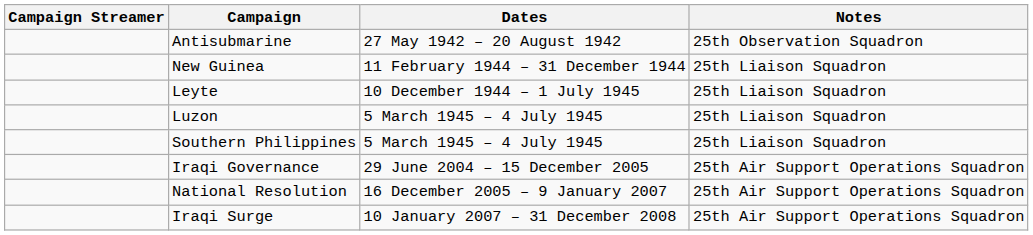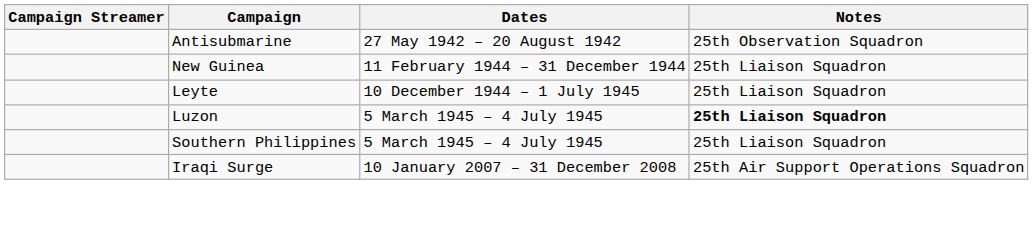(790, 117) normal -> (790, 117) bold
- row: (246, 167)
- row: (259, 192)
